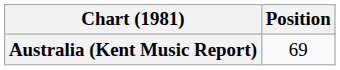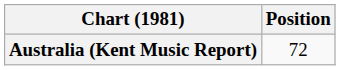(298, 49) 69 -> (298, 49) 72
